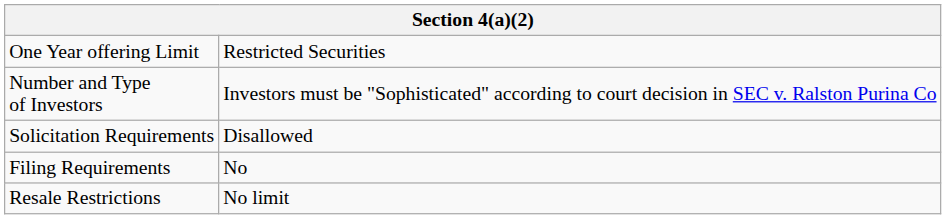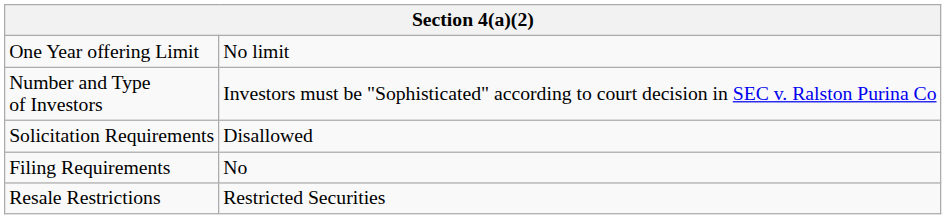(304, 51) Restricted Securities -> (256, 51) No limit
(256, 198) No limit -> (304, 198) Restricted Securities
